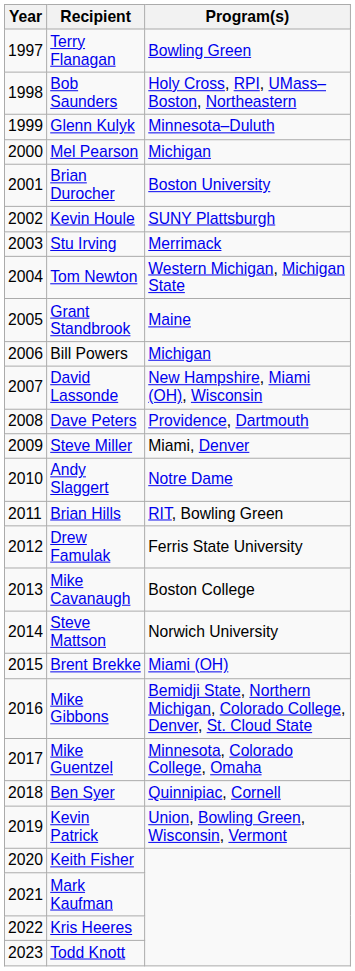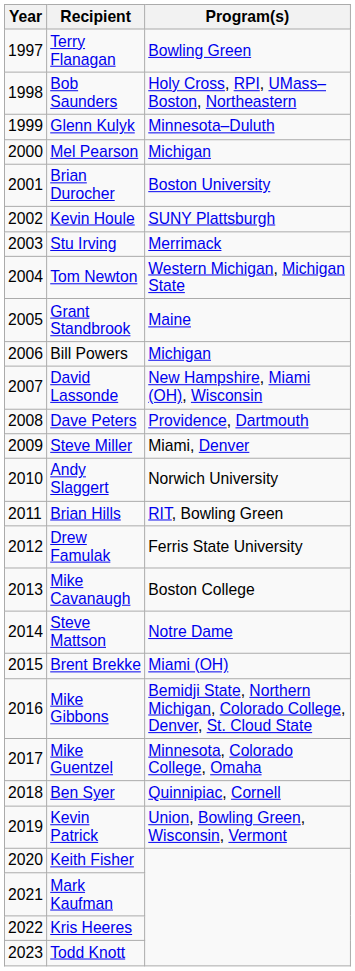(191, 479) Notre Dame -> (213, 479) Norwich University
(213, 632) Norwich University -> (191, 632) Notre Dame
